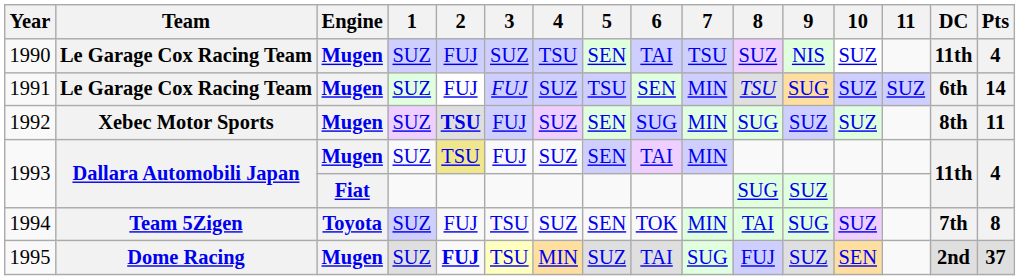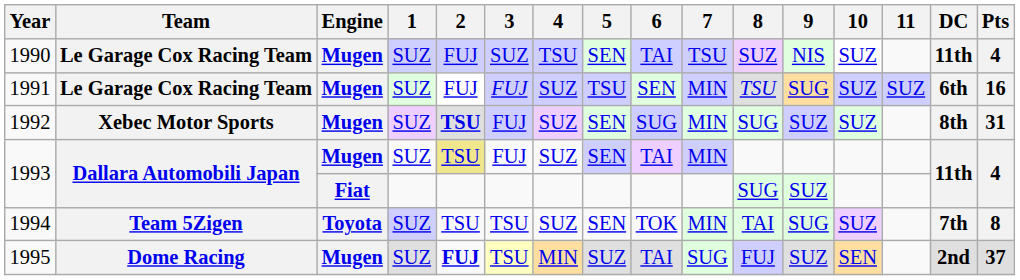(995, 89) 14 -> (995, 89) 16
(995, 122) 11 -> (995, 122) 31
(461, 224) FUJ -> (461, 224) TSU
